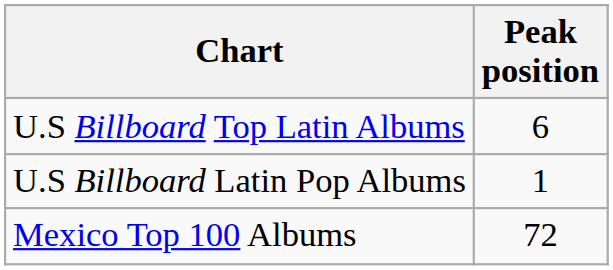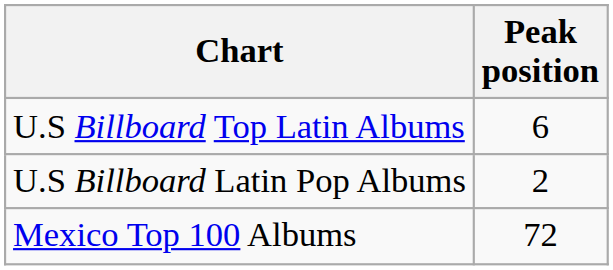(540, 180) 1 -> (540, 180) 2
